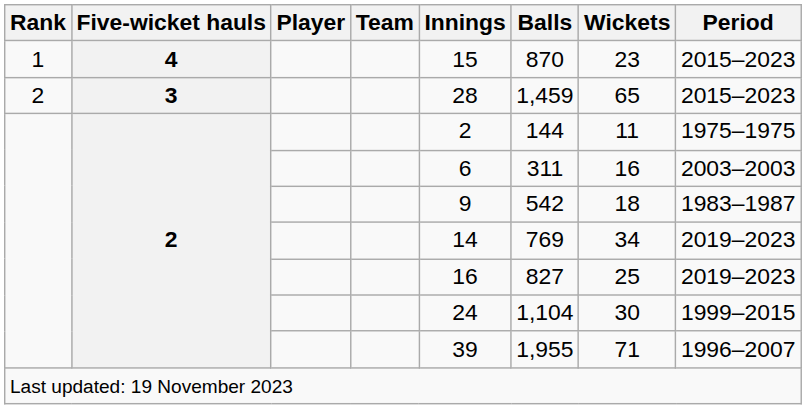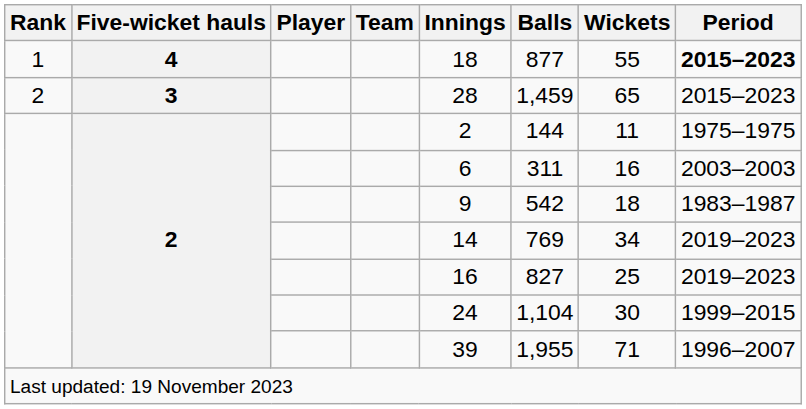(465, 58) 15 -> (465, 58) 18
(545, 58) 870 -> (545, 58) 877
(627, 58) 23 -> (627, 58) 55
(738, 58) normal -> (738, 58) bold
